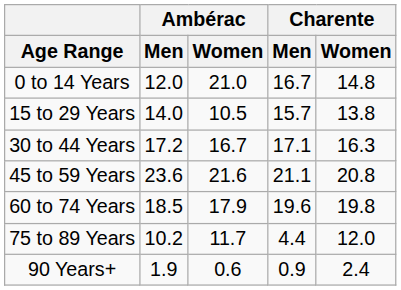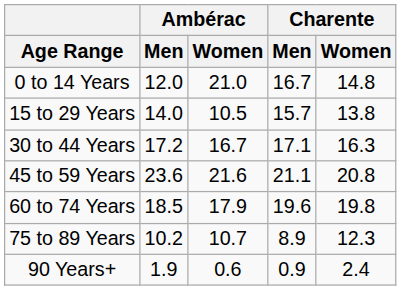(228, 238) 11.7 -> (228, 238) 10.7
(292, 238) 4.4 -> (292, 238) 8.9
(356, 238) 12.0 -> (356, 238) 12.3
